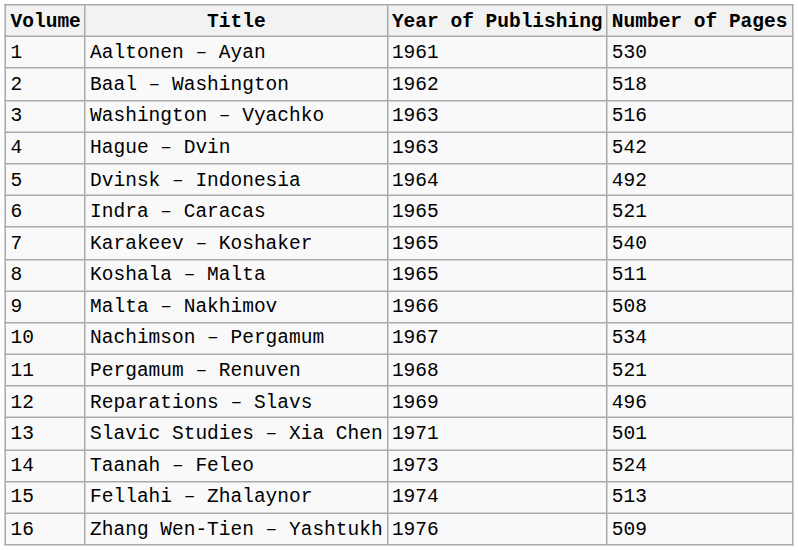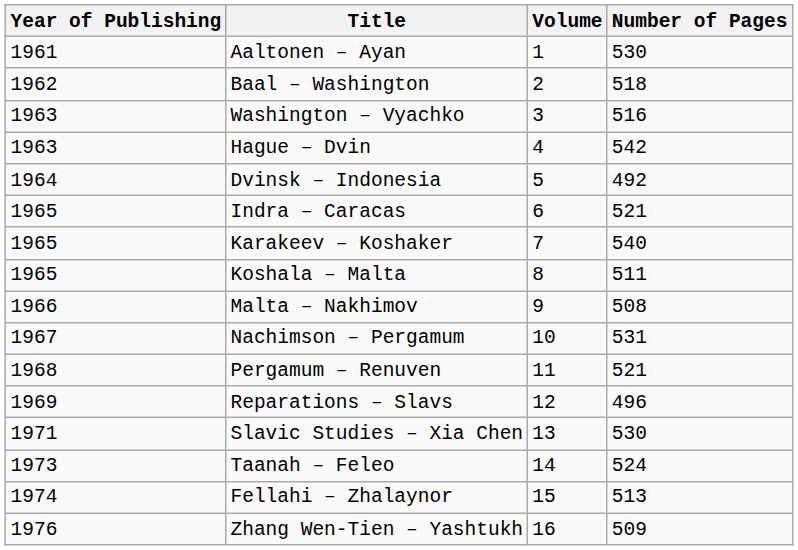columns swapped: (46, 21) <-> (497, 21)
(629, 338) 534 -> (629, 338) 531
(629, 434) 501 -> (629, 434) 530
